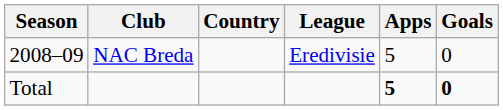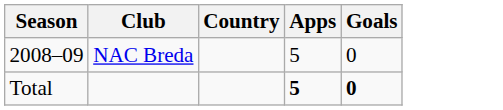- column: (332, 21)
